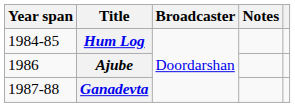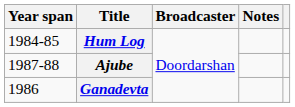(23, 65) 1986 -> (34, 65) 1987-88
(34, 89) 1987-88 -> (23, 89) 1986
